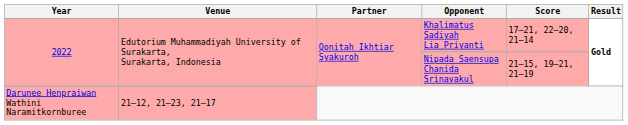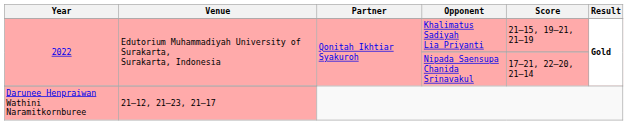(541, 35) 17–21, 22–20, 21–14 -> (541, 35) 21–15, 19–21, 21–19
(541, 69) 21–15, 19–21, 21–19 -> (541, 69) 17–21, 22–20, 21–14
